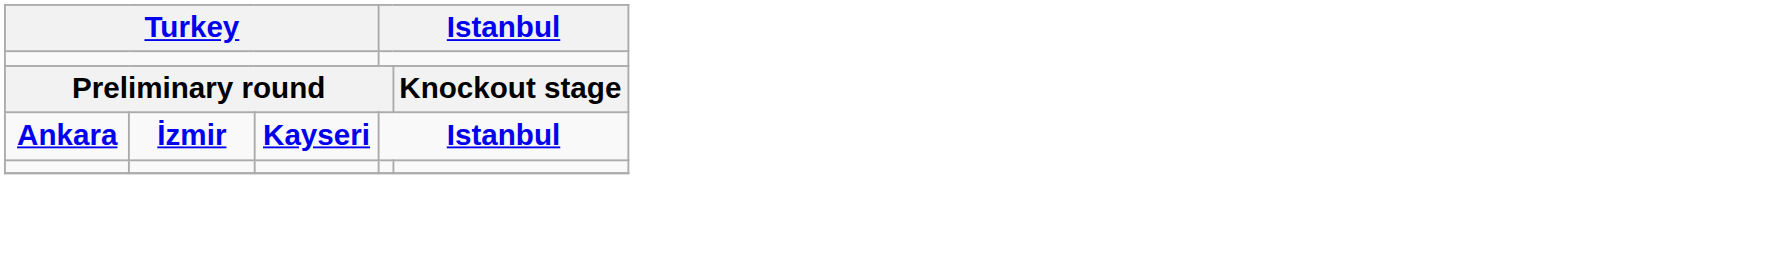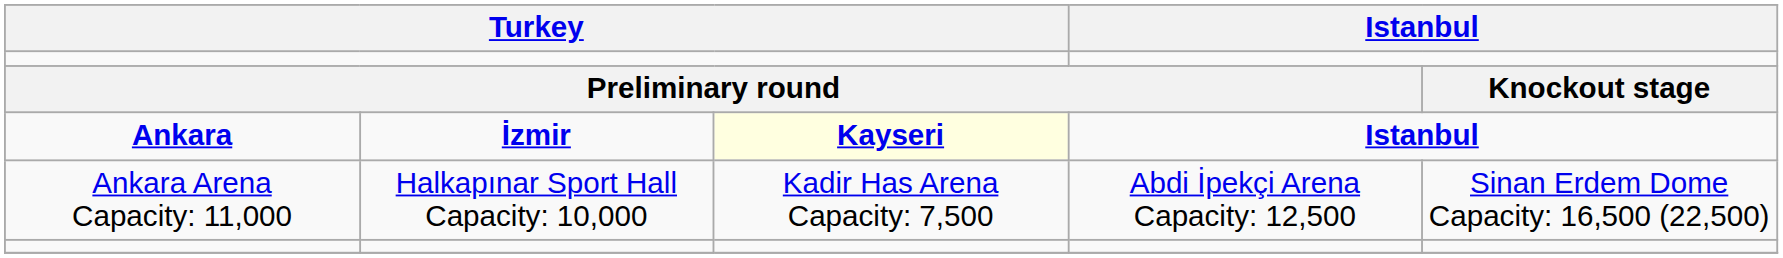(317, 135) no background -> (891, 135) lightyellow background
+ row: (182, 199)
